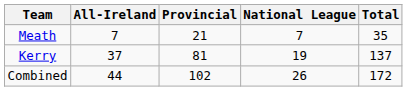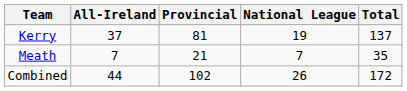rows swapped: (38, 55) <-> (38, 35)
